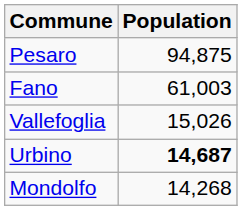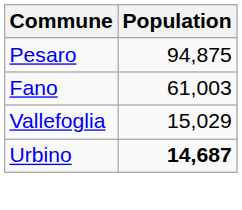(199, 121) 15,026 -> (199, 121) 15,029
- row: (53, 188)
